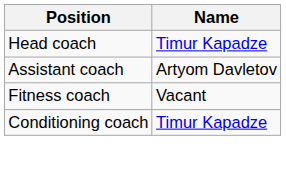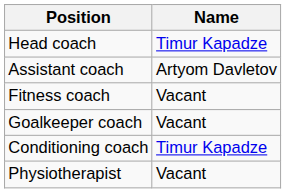+ row: (75, 122)
+ row: (65, 174)
